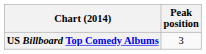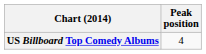(181, 40) 3 -> (181, 40) 4
